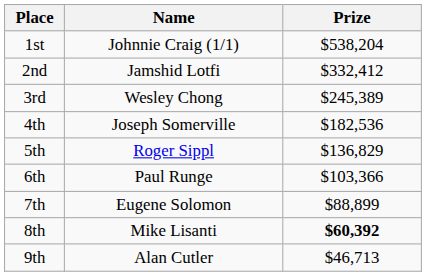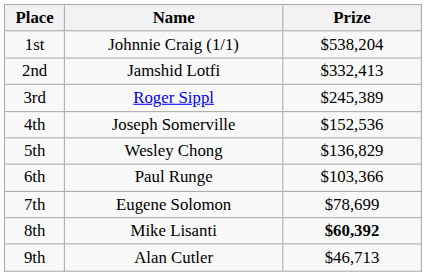(352, 71) $332,412 -> (352, 71) $332,413
(174, 97) Wesley Chong -> (174, 97) Roger Sippl
(352, 124) $182,536 -> (352, 124) $152,536
(174, 151) Roger Sippl -> (174, 151) Wesley Chong
(352, 204) $88,899 -> (352, 204) $78,699
